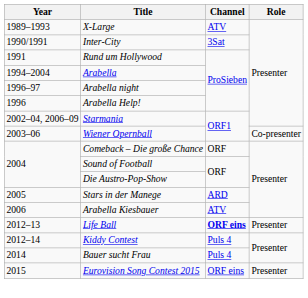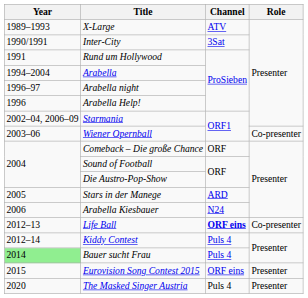(217, 210) ATV -> (216, 210) N24
(269, 225) Presenter -> (276, 225) Co-presenter
(16, 255) no background -> (16, 255) lightgreen background
+ row: (135, 286)
